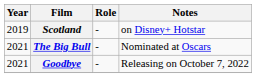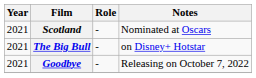(18, 30) 2019 -> (18, 30) 2021
(163, 30) on Disney+ Hotstar -> (166, 30) Nominated at Oscars
(166, 47) Nominated at Oscars -> (163, 47) on Disney+ Hotstar
